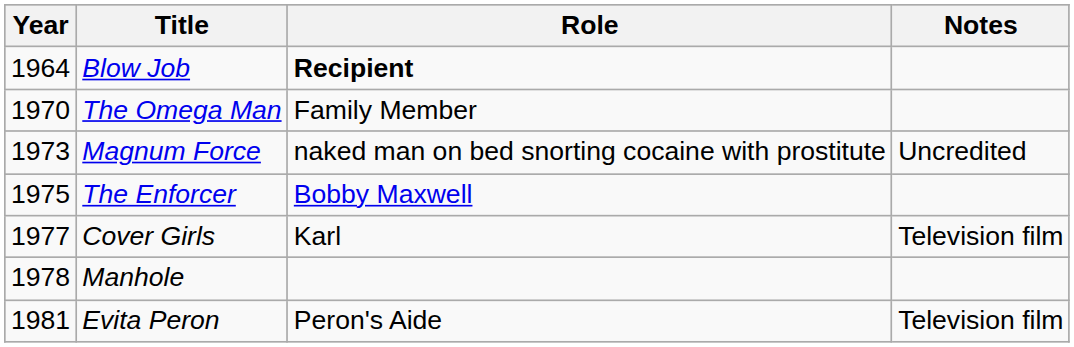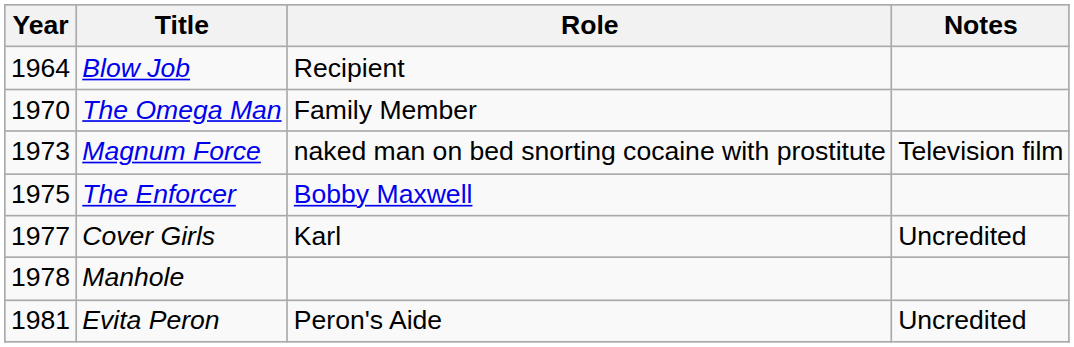(354, 67) bold -> (349, 67) normal
(962, 151) Uncredited -> (981, 151) Television film
(981, 236) Television film -> (962, 236) Uncredited
(981, 320) Television film -> (962, 320) Uncredited
